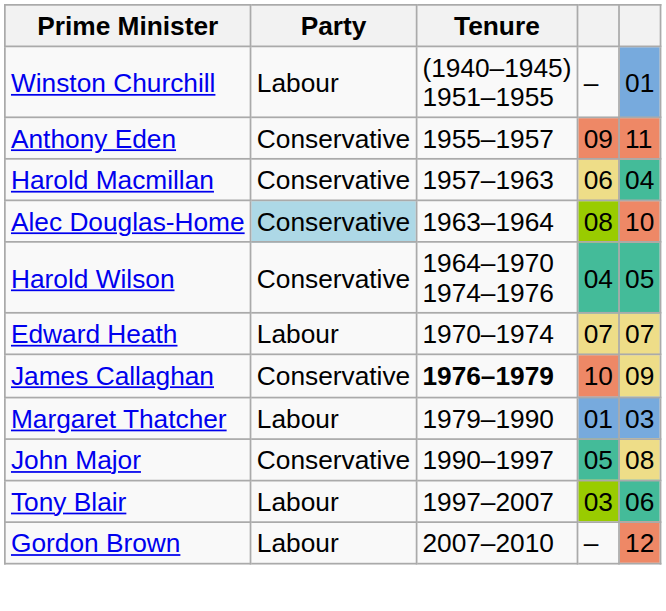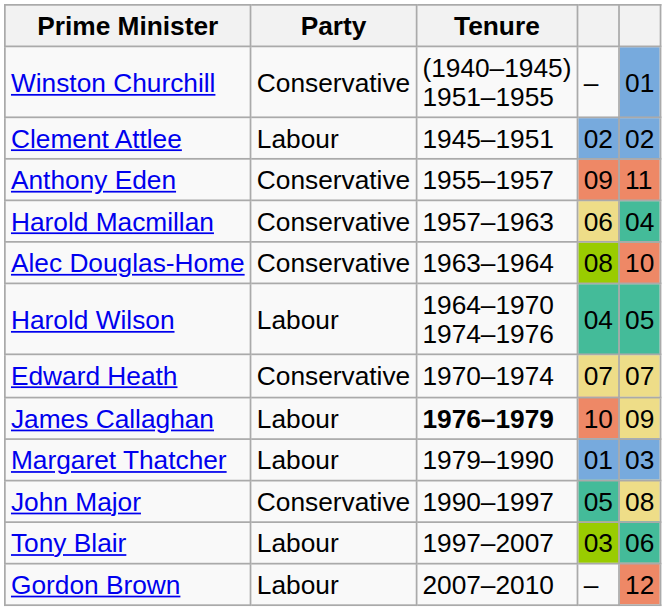(298, 82) Labour -> (334, 82) Conservative
+ row: (96, 139)
(334, 222) lightblue background -> (334, 263) no background
(334, 278) Conservative -> (298, 320) Labour
(298, 334) Labour -> (334, 376) Conservative
(334, 376) Conservative -> (298, 418) Labour
